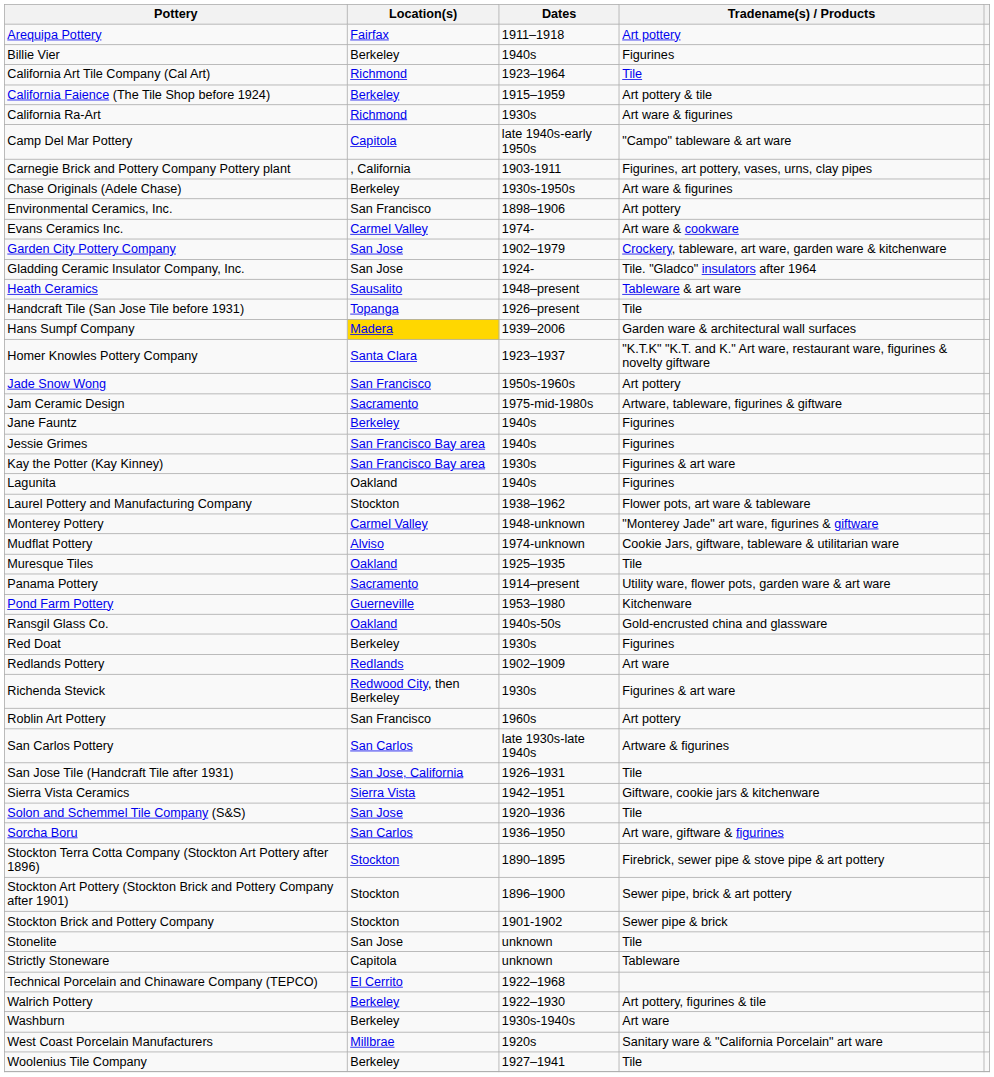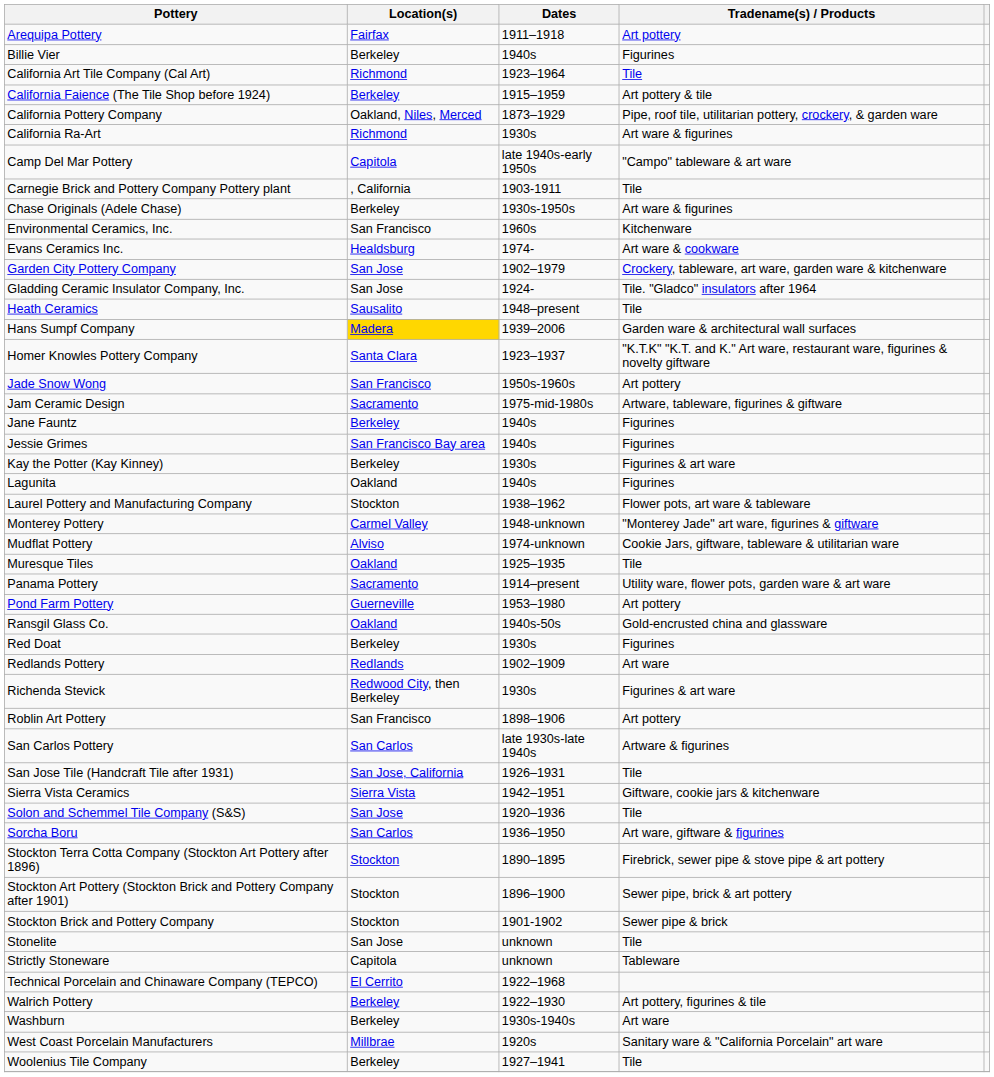+ row: (85, 114)
(747, 169) Figurines, art pottery, vases, urns, clay pipes -> (632, 189) Tile
(533, 209) 1898–1906 -> (519, 229) 1960s
(651, 209) Art pottery -> (657, 229) Kitchenware
(389, 229) Carmel Valley -> (383, 249) Healdsburg
(682, 289) Tableware & art ware -> (632, 309) Tile
- row: (126, 309)
(418, 463) San Francisco Bay area -> (375, 463) Berkeley
(657, 604) Kitchenware -> (651, 604) Art pottery
(519, 718) 1960s -> (533, 718) 1898–1906
